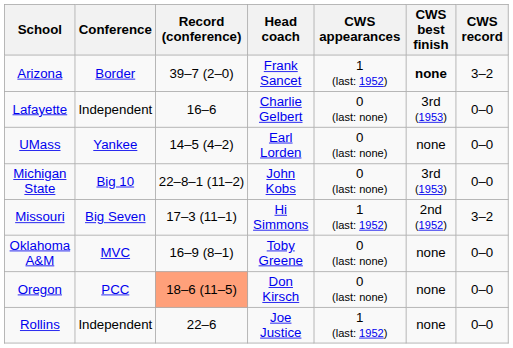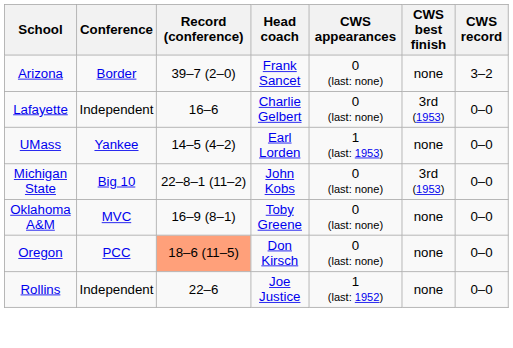(360, 73) 1 (last: 1952) -> (355, 73) 0 (last: none)
(431, 73) bold -> (428, 73) normal
(360, 145) 0 (last: none) -> (355, 145) 1 (last: 1953)
- row: (40, 217)
